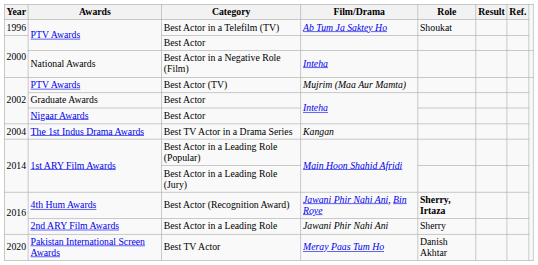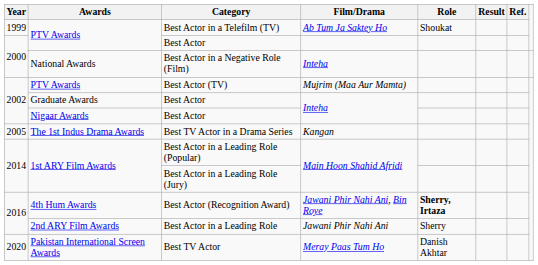(16, 27) 1996 -> (16, 27) 1999
(16, 131) 2004 -> (16, 131) 2005
